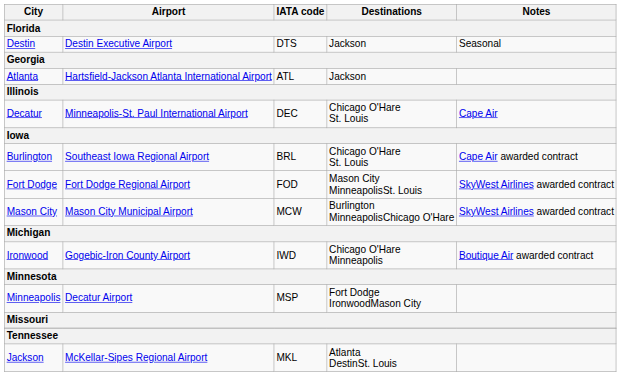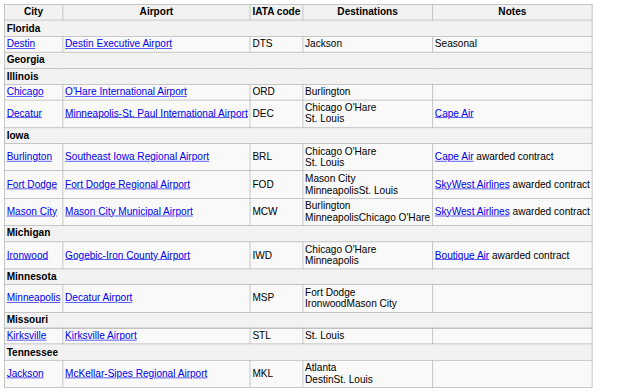- row: (22, 76)
+ row: (25, 92)
+ row: (27, 336)
